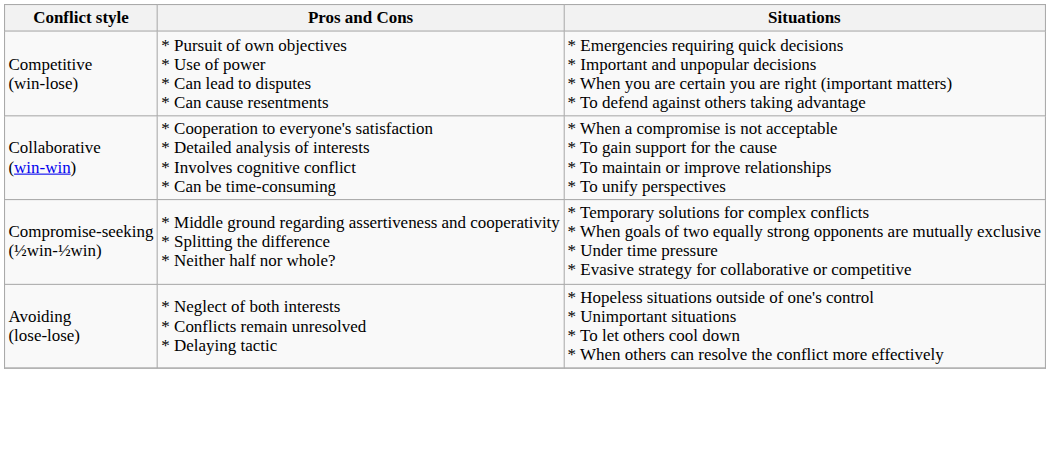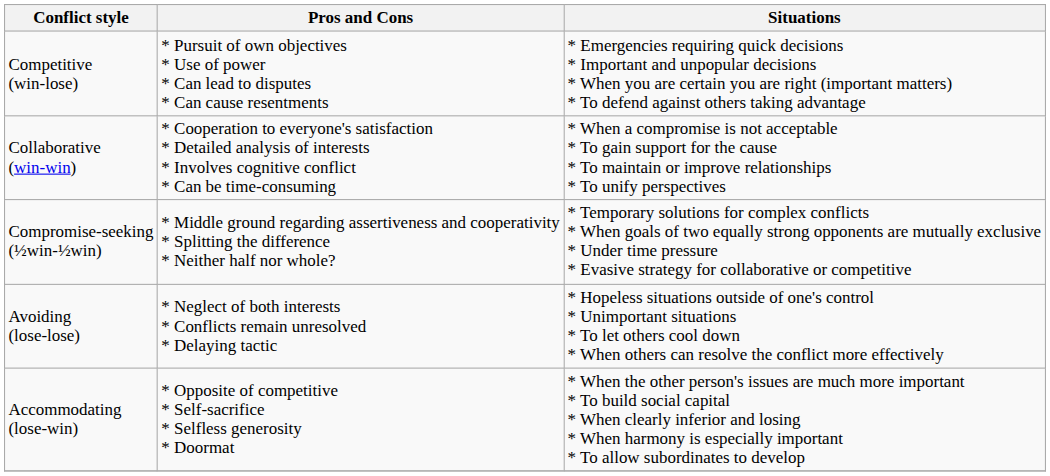+ row: (65, 419)
